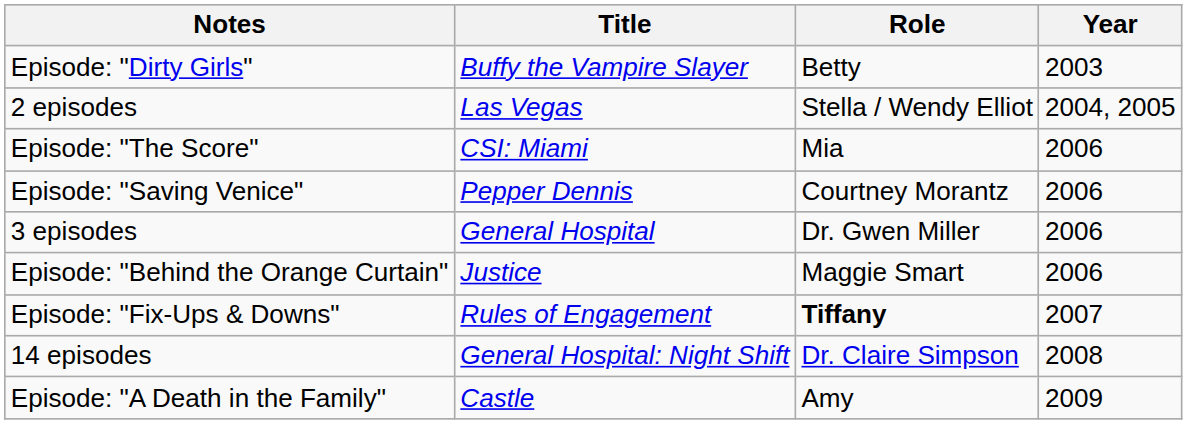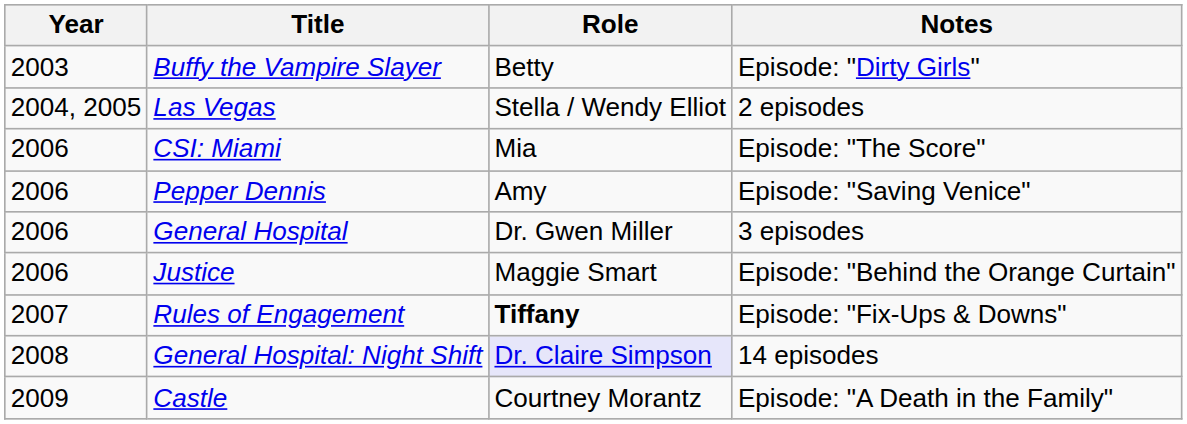columns swapped: (1110, 25) <-> (230, 25)
(905, 190) Courtney Morantz -> (521, 190) Amy
(910, 356) no background -> (603, 356) lavender background
(828, 397) Amy -> (598, 397) Courtney Morantz
